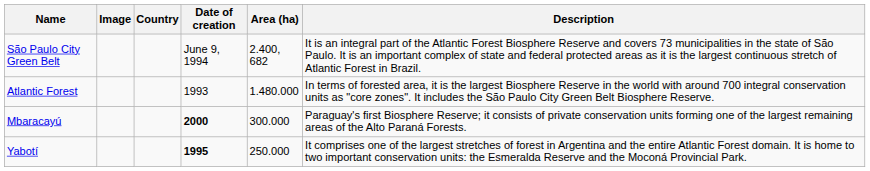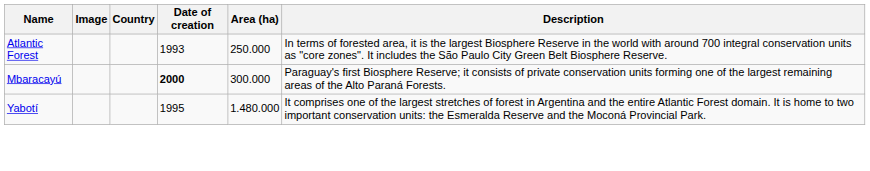- row: (43, 55)
(274, 91) 1.480.000 -> (250, 49) 250.000
(196, 151) bold -> (172, 109) normal
(269, 151) 250.000 -> (255, 109) 1.480.000
